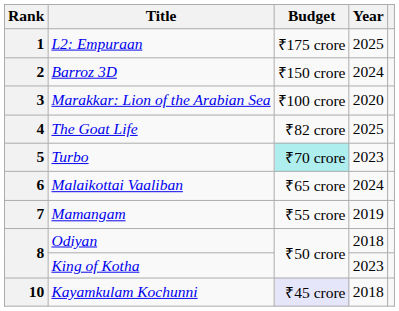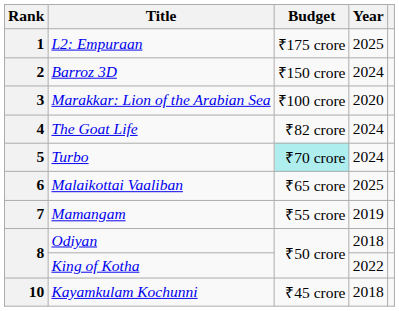(368, 128) 2025 -> (368, 128) 2024
(368, 157) 2023 -> (368, 157) 2024
(368, 185) 2024 -> (368, 185) 2025
(368, 265) 2023 -> (368, 265) 2022
(315, 293) lavender background -> (315, 293) no background
